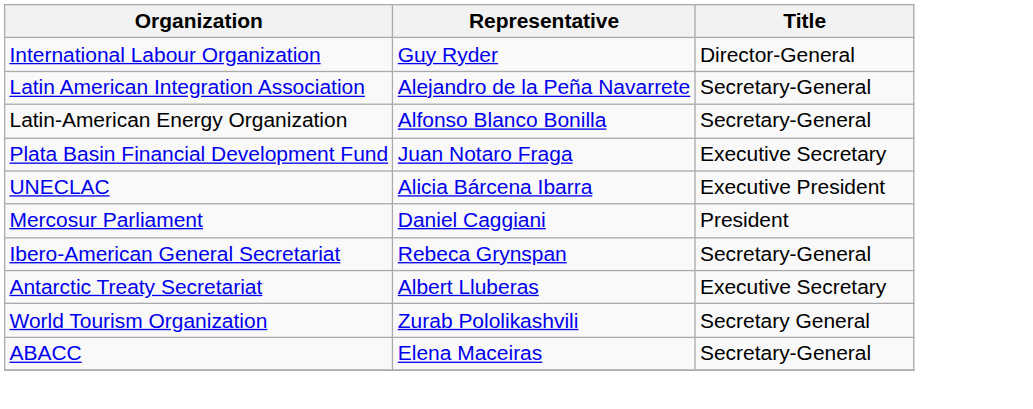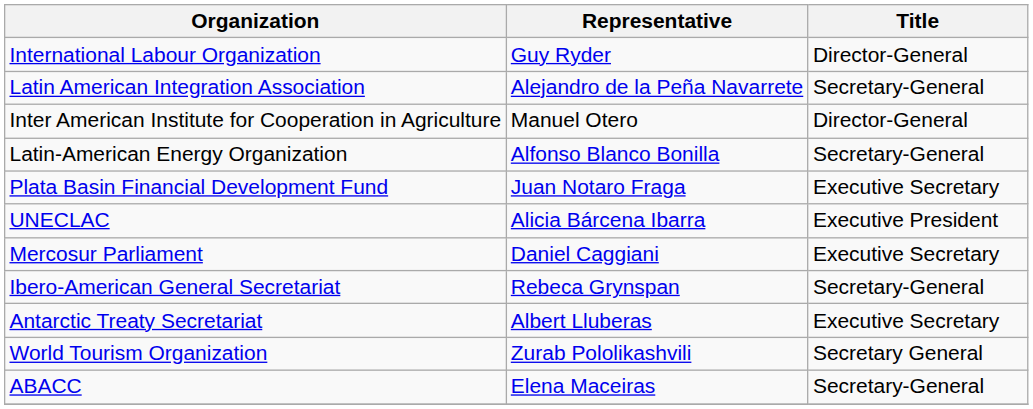+ row: (255, 120)
(744, 220) President -> (906, 253) Executive Secretary
